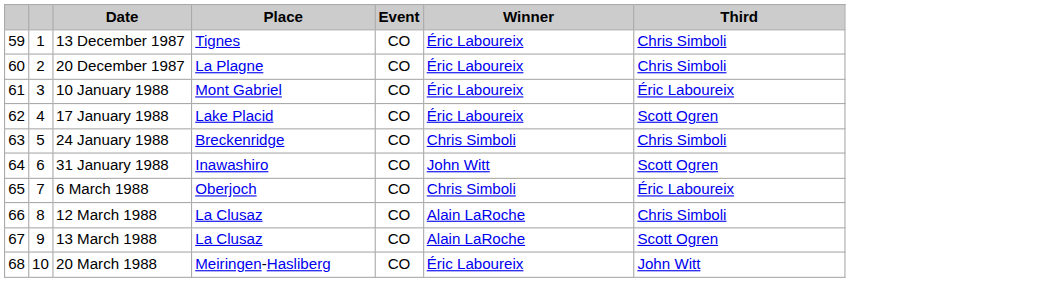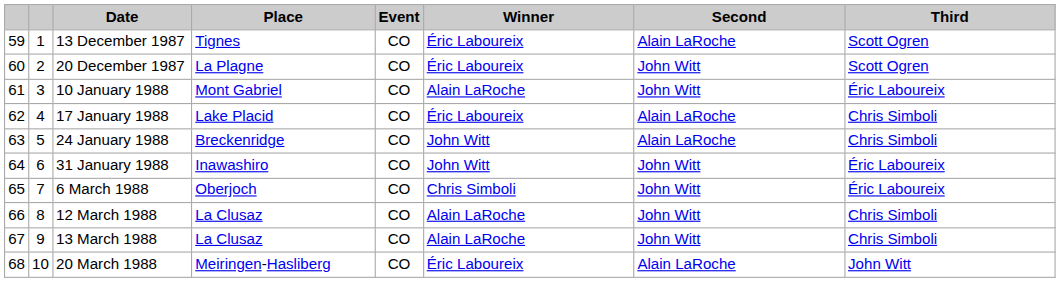+ column: (739, 16)
(682, 41) Chris Simboli -> (888, 41) Scott Ogren
(682, 66) Chris Simboli -> (888, 66) Scott Ogren
(475, 90) Éric Laboureix -> (476, 90) Alain LaRoche
(678, 115) Scott Ogren -> (893, 115) Chris Simboli
(471, 140) Chris Simboli -> (458, 140) John Witt
(678, 165) Scott Ogren -> (896, 165) Éric Laboureix
(678, 239) Scott Ogren -> (893, 239) Chris Simboli
